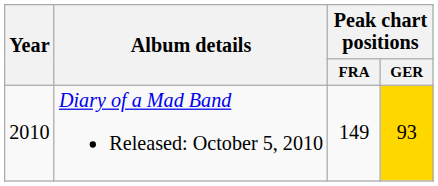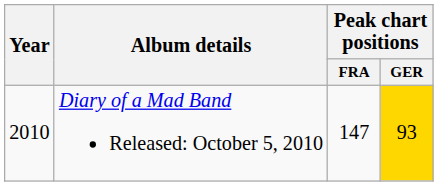(354, 132) 149 -> (354, 132) 147
